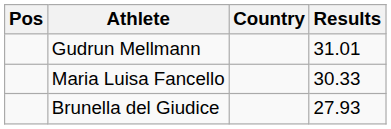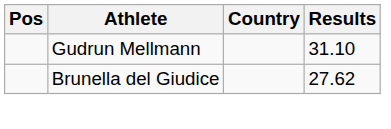(337, 49) 31.01 -> (332, 49) 31.10
- row: (138, 78)
(337, 108) 27.93 -> (332, 78) 27.62
